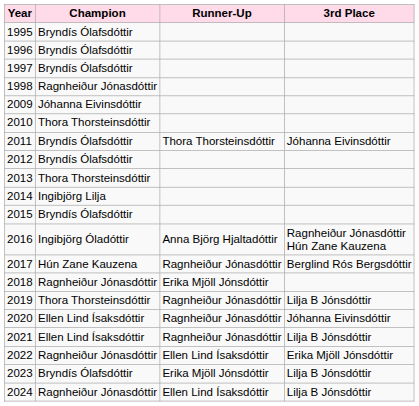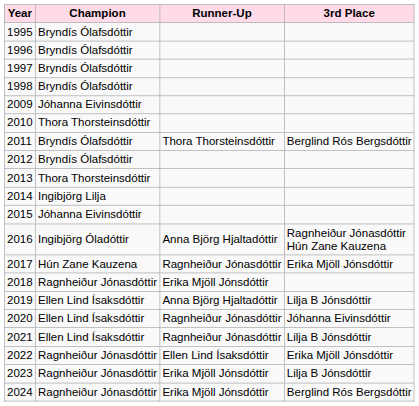(98, 86) Ragnheiður Jónasdóttir -> (85, 86) Bryndís Ólafsdóttir
(339, 141) Jóhanna Eivinsdóttir -> (349, 141) Berglind Rós Bergsdóttir
(85, 214) Bryndís Ólafsdóttir -> (90, 214) Jóhanna Eivinsdóttir
(349, 264) Berglind Rós Bergsdóttir -> (340, 264) Erika Mjöll Jónsdóttir
(94, 300) Thora Thorsteinsdóttir -> (91, 300) Ellen Lind Ísaksdóttir
(222, 300) Ragnheiður Jónasdóttir -> (220, 300) Anna Björg Hjaltadóttir
(85, 373) Bryndís Ólafsdóttir -> (98, 373) Ragnheiður Jónasdóttir
(216, 391) Ellen Lind Ísaksdóttir -> (216, 391) Erika Mjöll Jónsdóttir
(329, 391) Lilja B Jónsdóttir -> (349, 391) Berglind Rós Bergsdóttir
